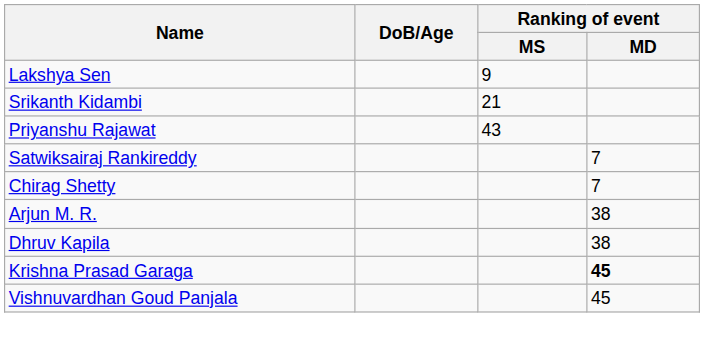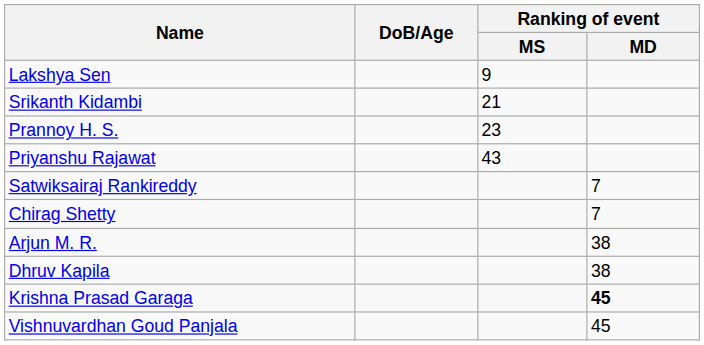+ row: (64, 130)
